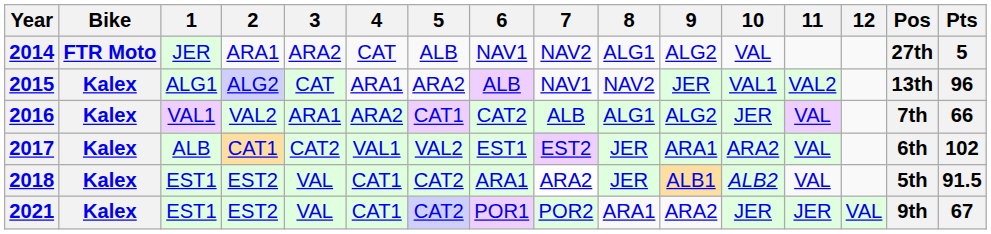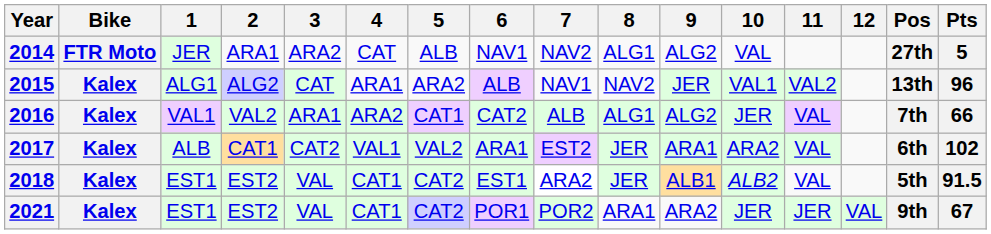(502, 148) EST1 -> (502, 148) ARA1
(502, 180) ARA1 -> (502, 180) EST1
